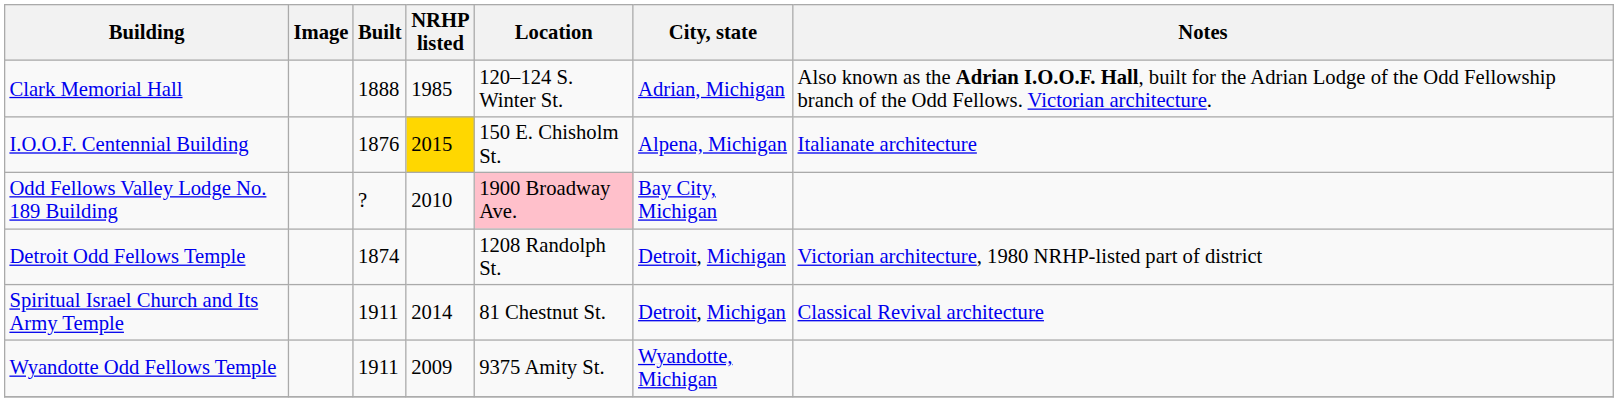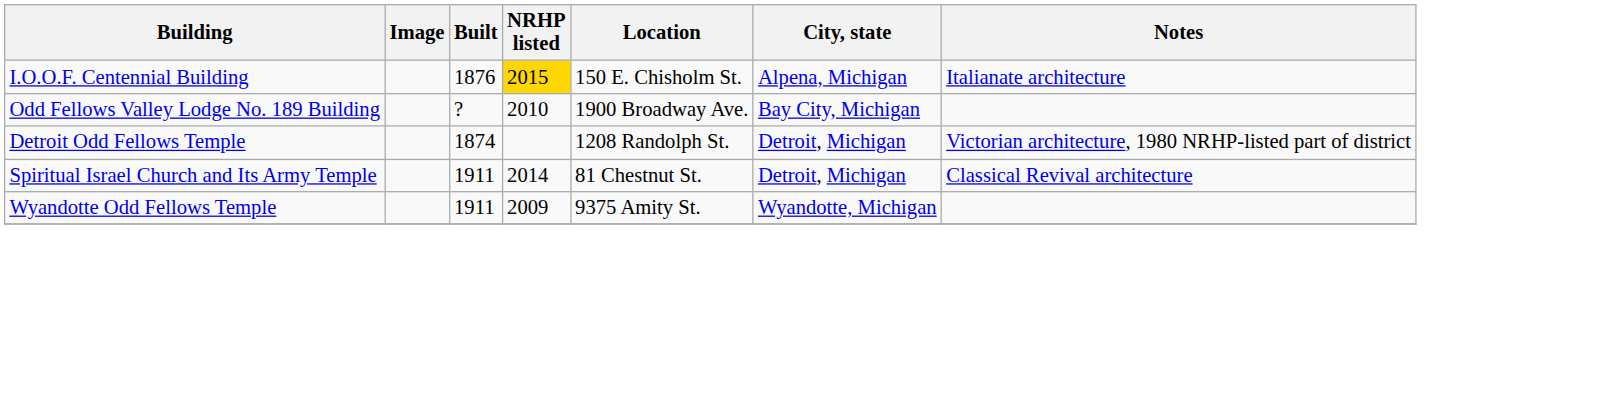- row: (96, 88)
(545, 200) pink background -> (662, 109) no background
